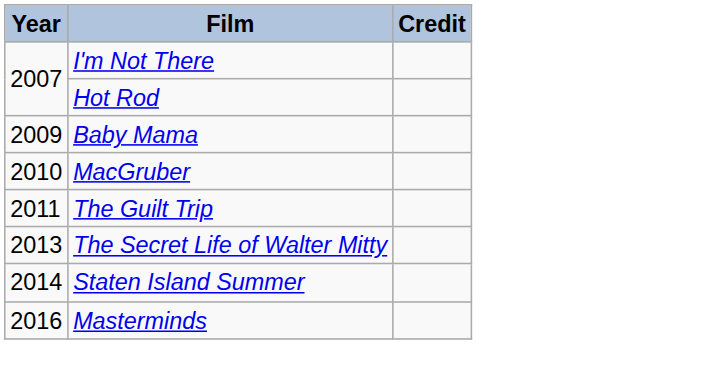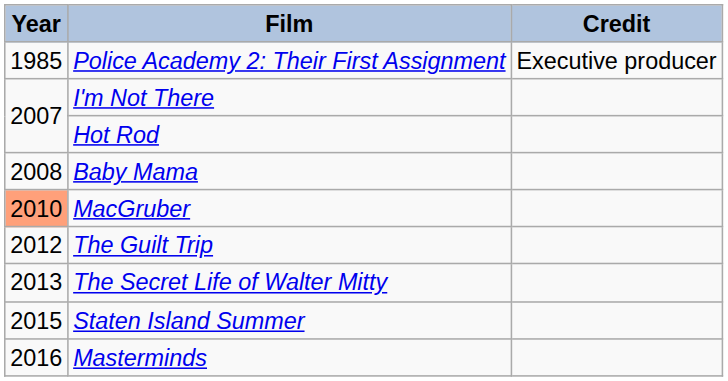+ row: (289, 61)
(36, 135) 2009 -> (36, 172) 2008
(36, 172) no background -> (36, 209) lightsalmon background
(35, 209) 2011 -> (36, 246) 2012
(36, 283) 2014 -> (36, 320) 2015
